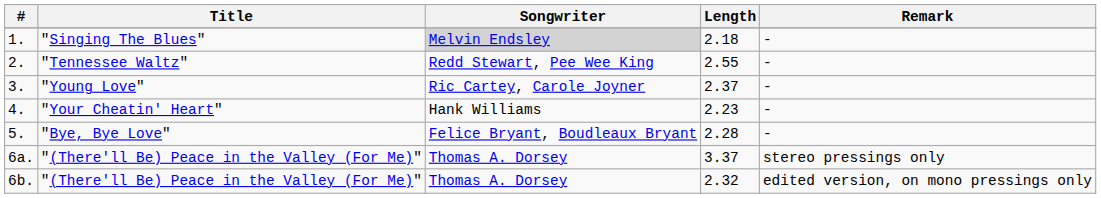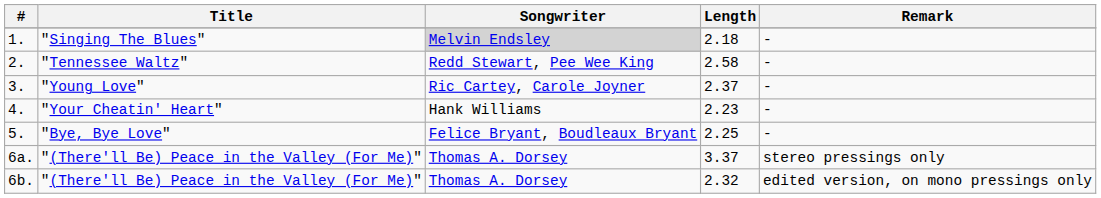(721, 63) 2.55 -> (721, 63) 2.58
(721, 134) 2.28 -> (721, 134) 2.25
